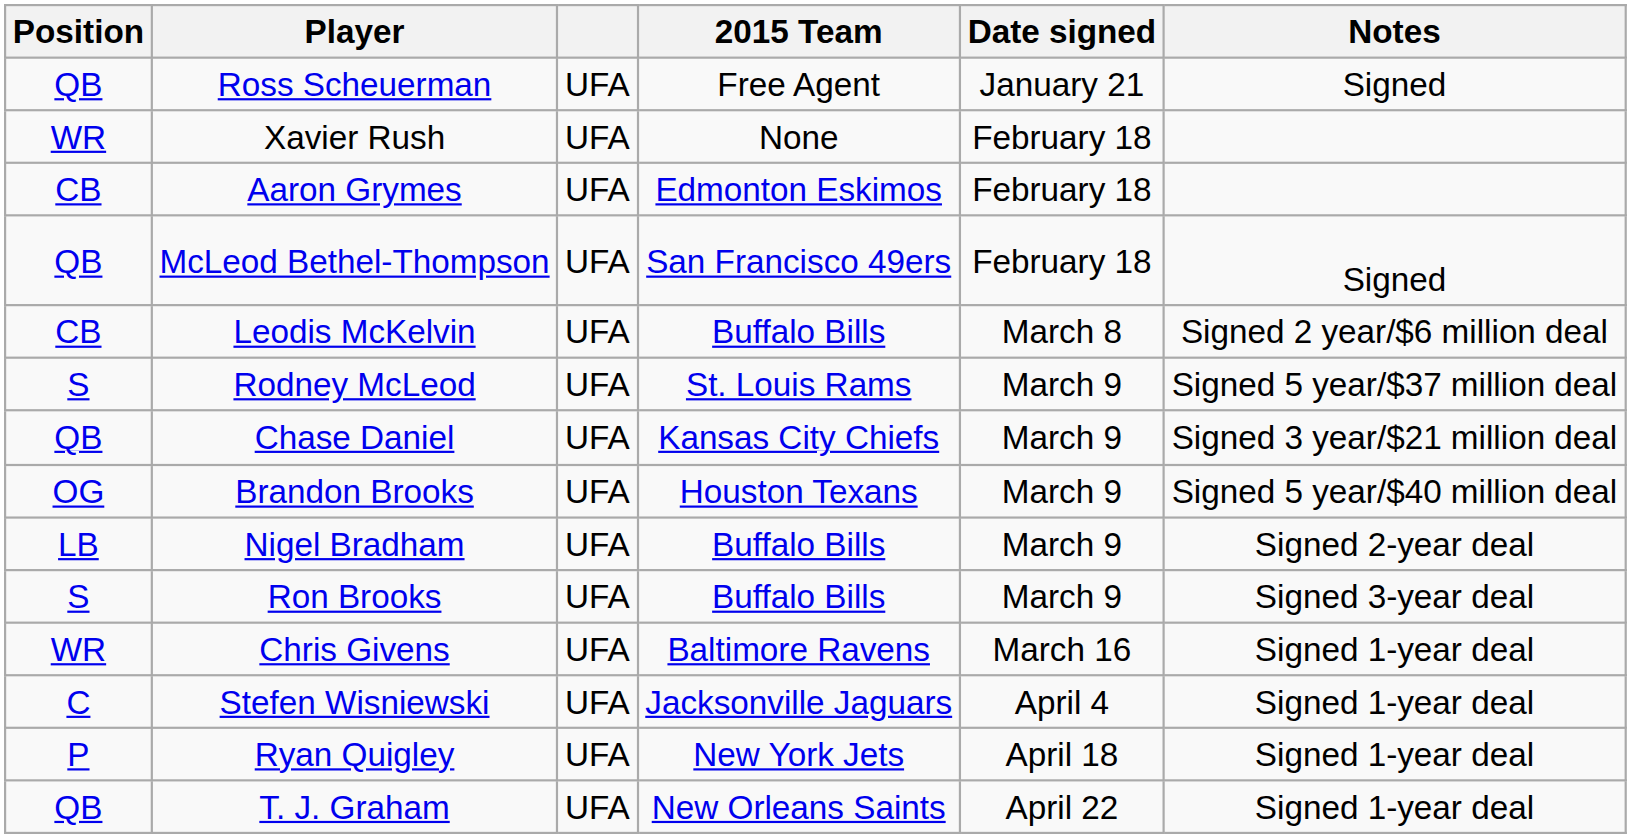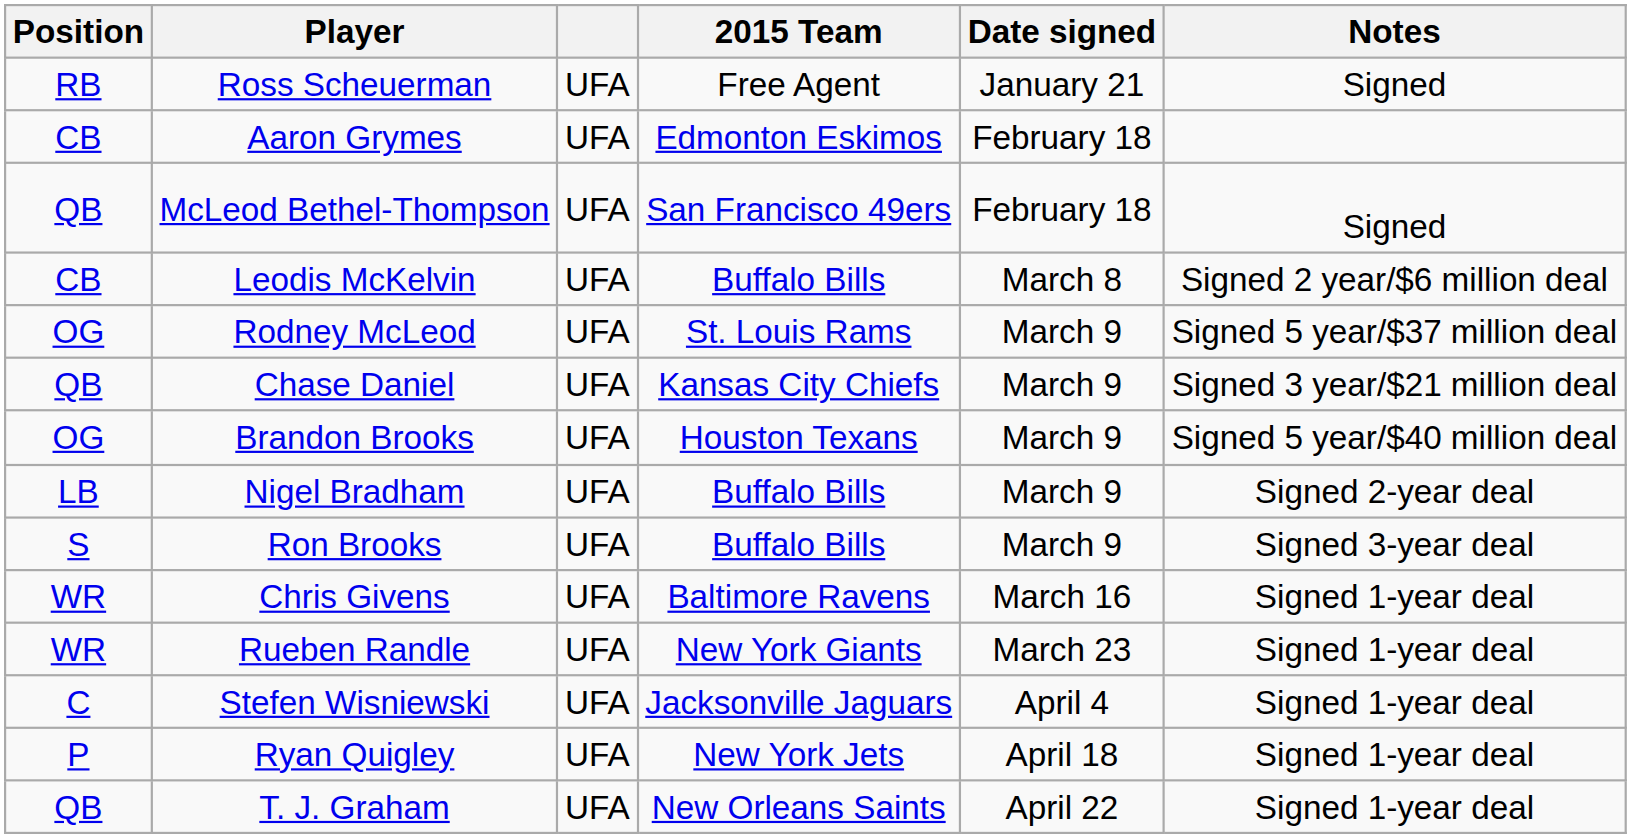(78, 84) QB -> (78, 84) RB
- row: (355, 137)
(78, 385) S -> (78, 332) OG
+ row: (355, 649)
